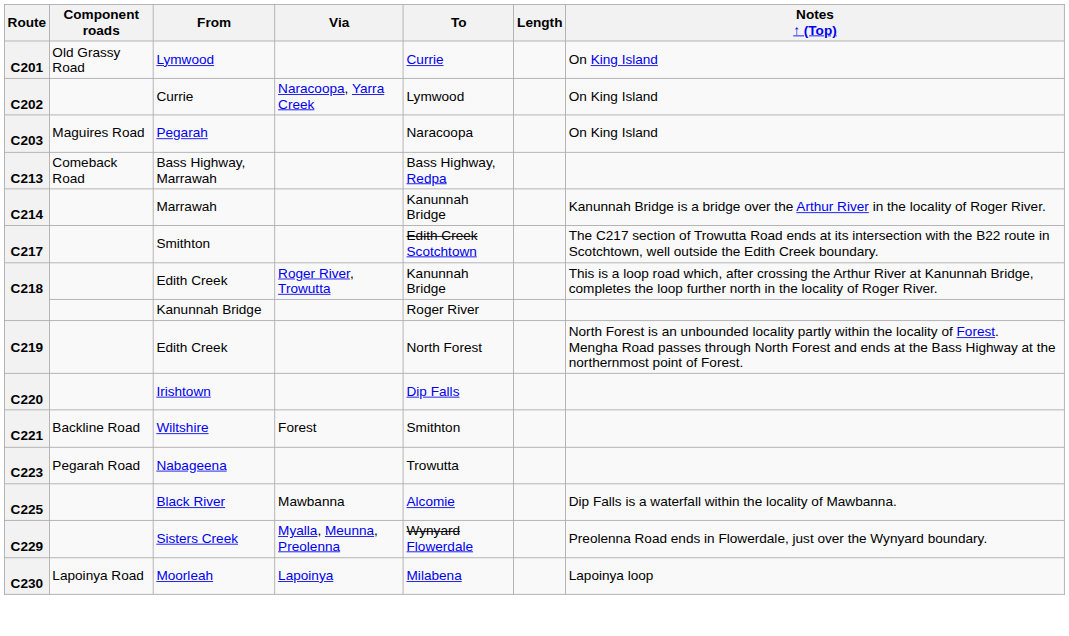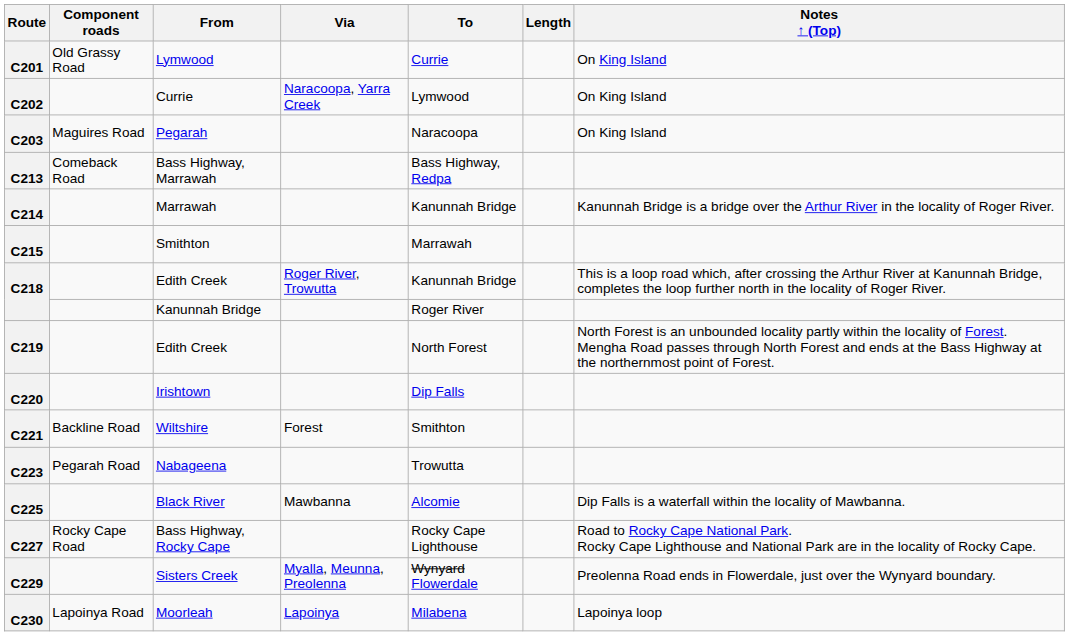+ row: (27, 251)
- row: (27, 251)
+ row: (27, 546)
